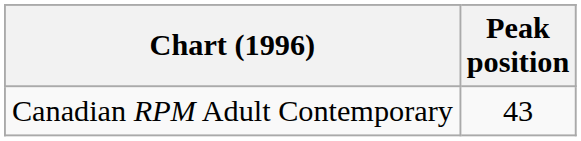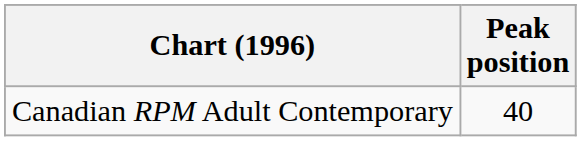(518, 110) 43 -> (518, 110) 40
